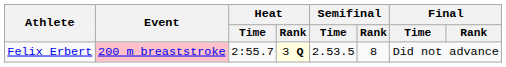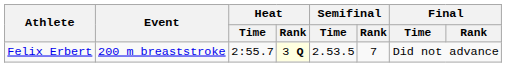(162, 52) pink background -> (162, 52) no background
(374, 52) 8 -> (374, 52) 7
